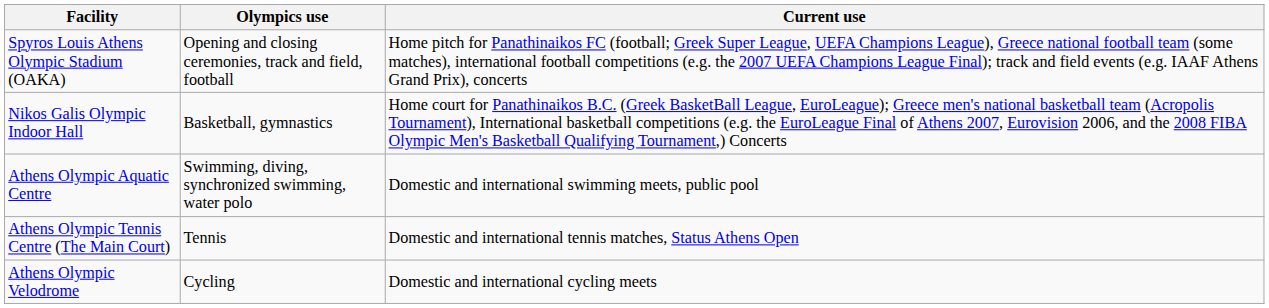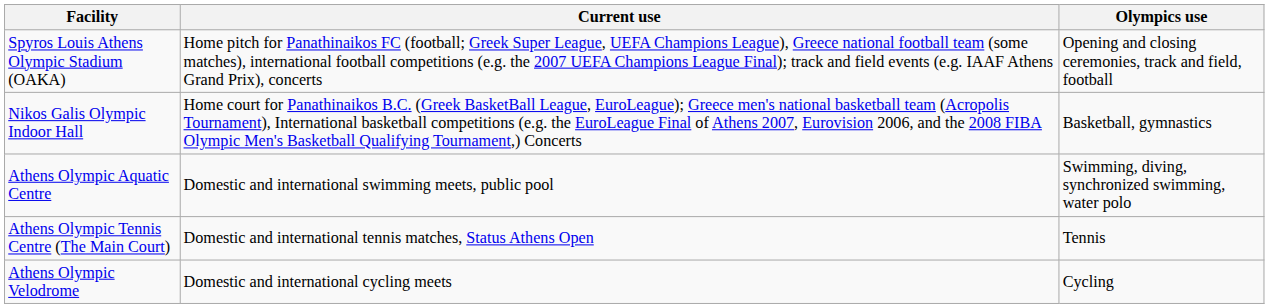columns swapped: (282, 17) <-> (824, 17)
